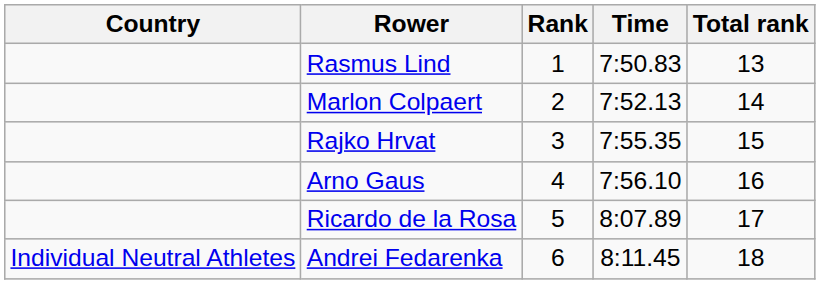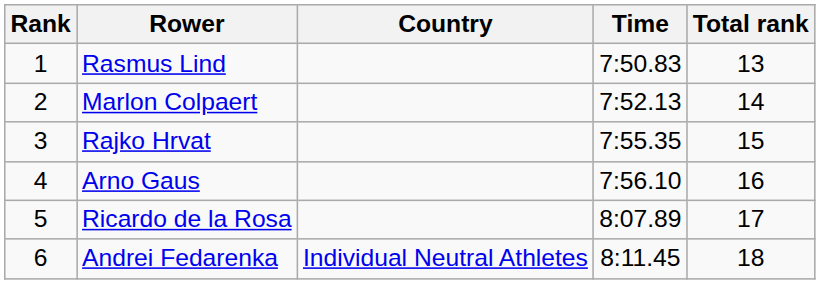columns swapped: (558, 24) <-> (153, 24)
